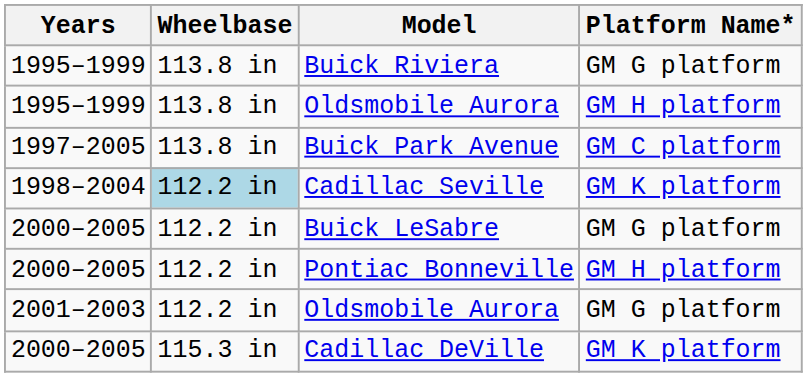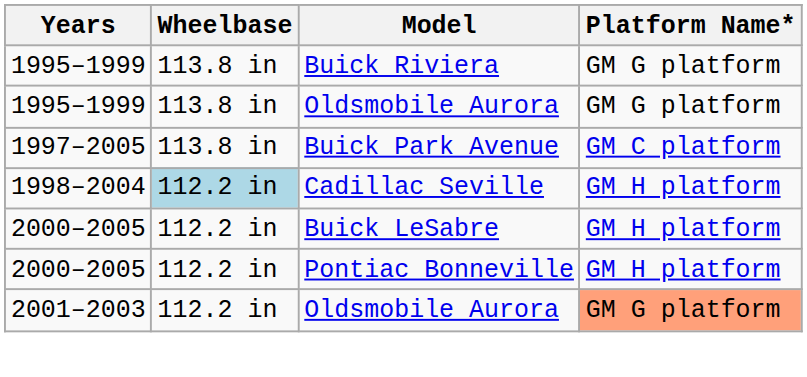(683, 107) GM H platform -> (683, 107) GM G platform
(683, 188) GM K platform -> (683, 188) GM H platform
(683, 229) GM G platform -> (683, 229) GM H platform
(683, 310) no background -> (683, 310) lightsalmon background
- row: (78, 351)
